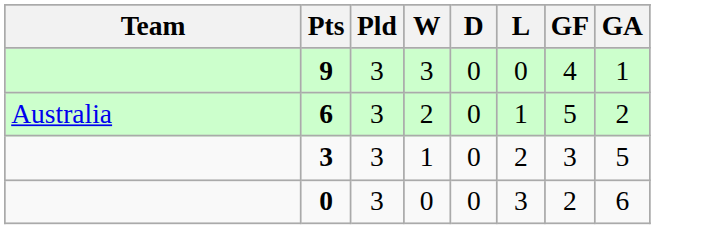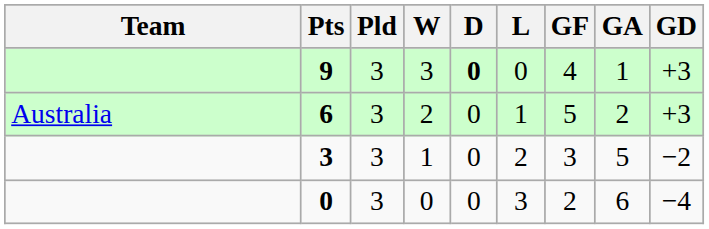+ column: (676, 26)
(474, 69) normal -> (474, 69) bold
